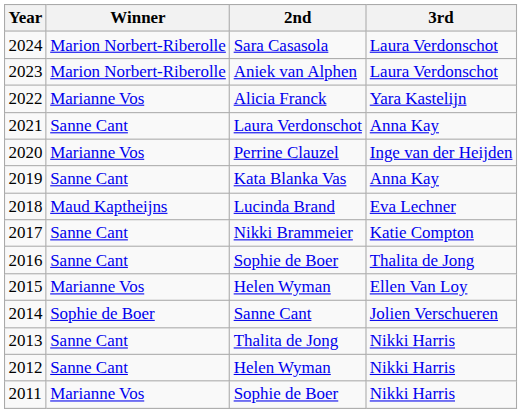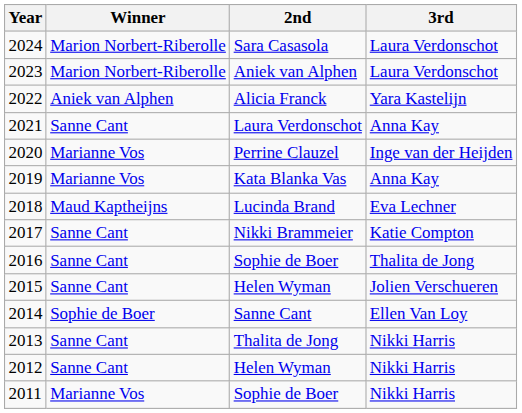(97, 98) Marianne Vos -> (112, 98) Aniek van Alphen
(89, 179) Sanne Cant -> (97, 179) Marianne Vos
(97, 286) Marianne Vos -> (89, 286) Sanne Cant
(419, 286) Ellen Van Loy -> (434, 286) Jolien Verschueren
(434, 313) Jolien Verschueren -> (419, 313) Ellen Van Loy
